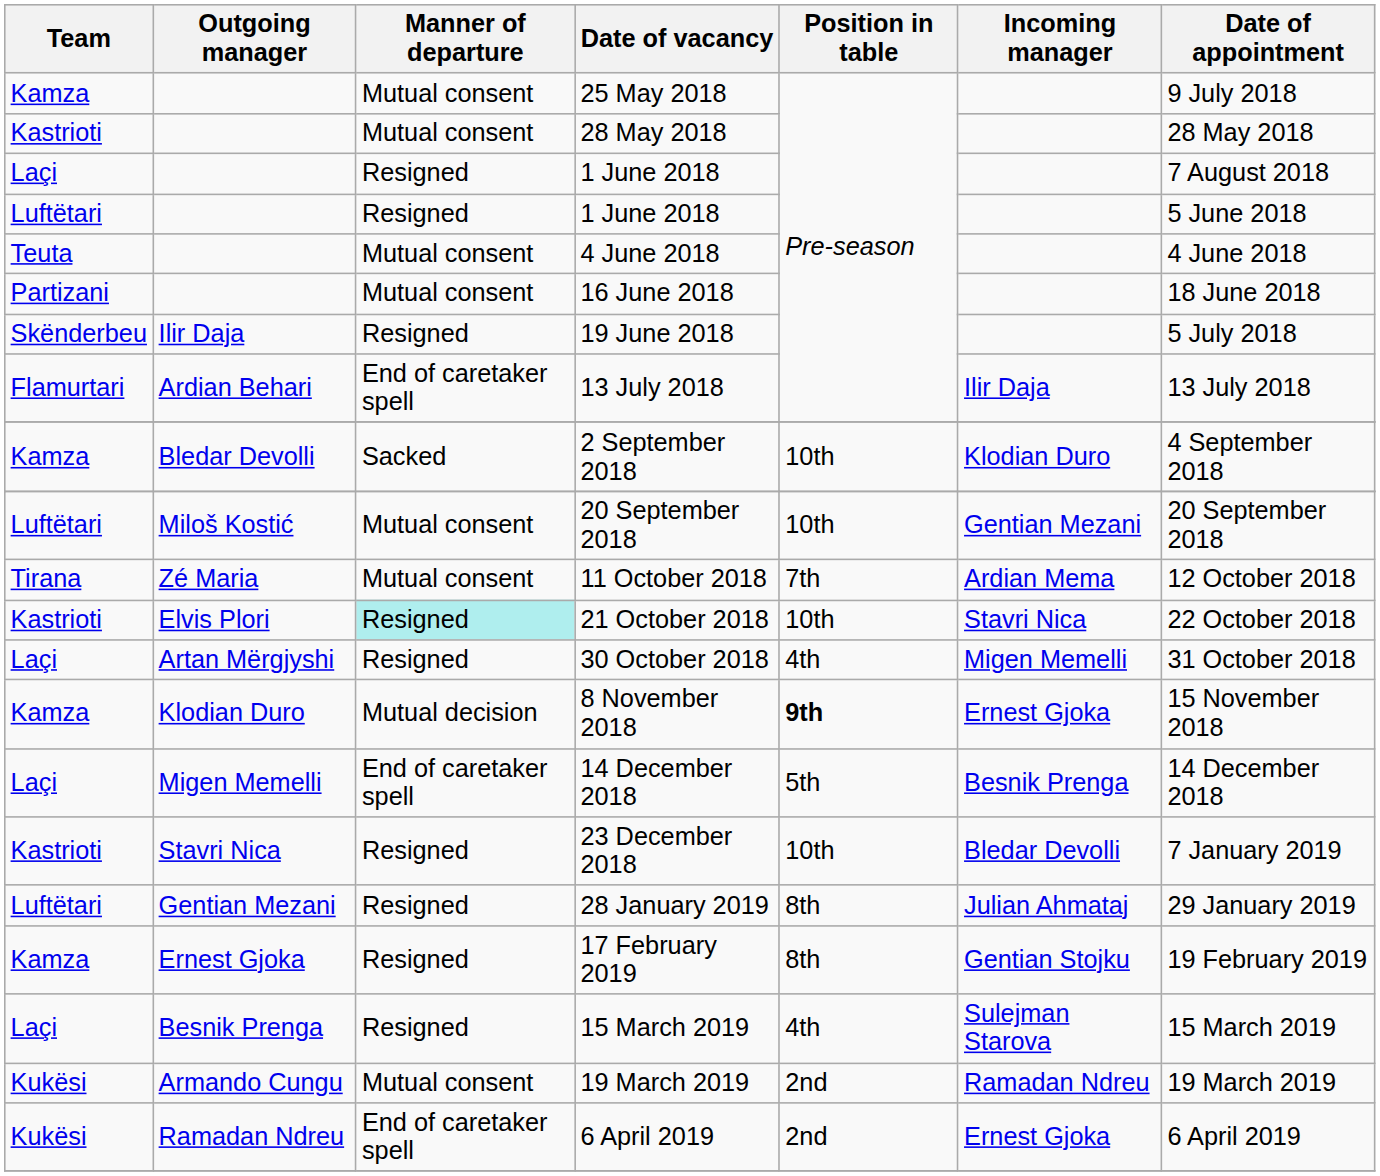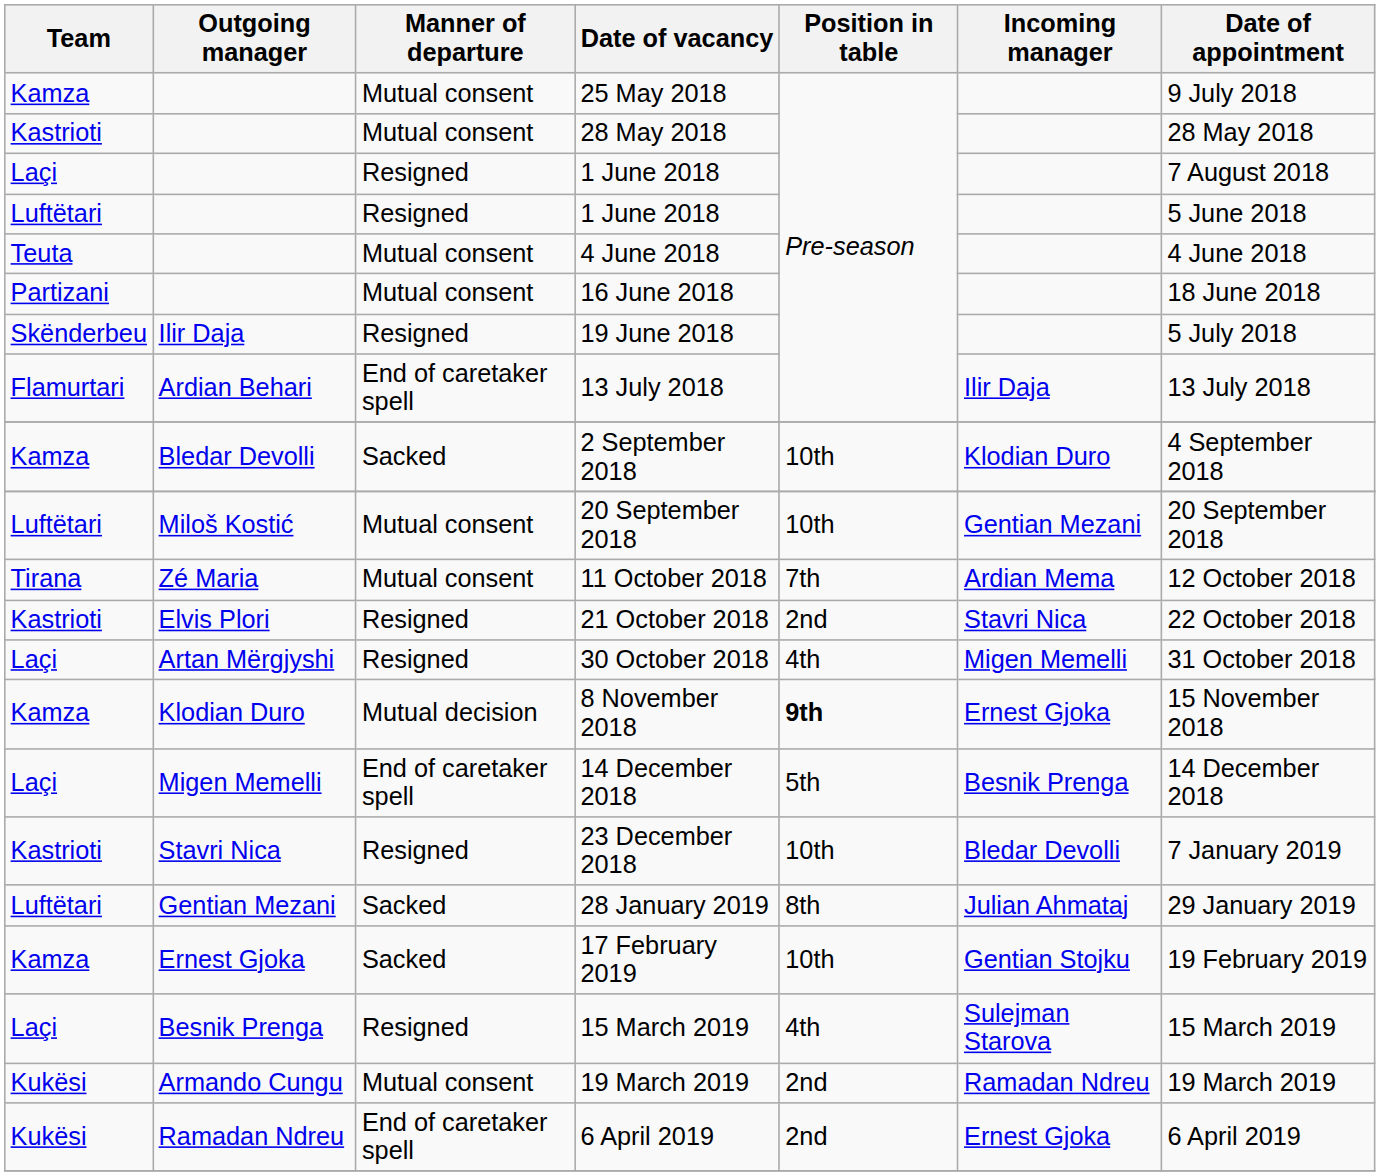(415, 619) paleturquoise background -> (415, 619) no background
(810, 619) 10th -> (806, 619) 2nd
(415, 905) Resigned -> (404, 905) Sacked
(415, 959) Resigned -> (404, 959) Sacked
(803, 959) 8th -> (810, 959) 10th
